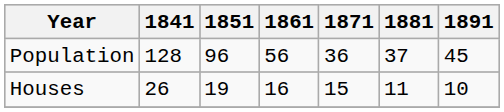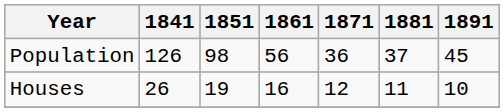(163, 56) 128 -> (163, 56) 126
(217, 56) 96 -> (217, 56) 98
(337, 90) 15 -> (337, 90) 12
